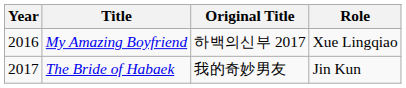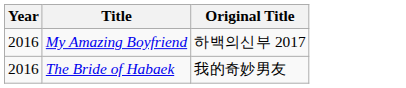- column: (355, 16)
(23, 69) 2017 -> (23, 69) 2016
